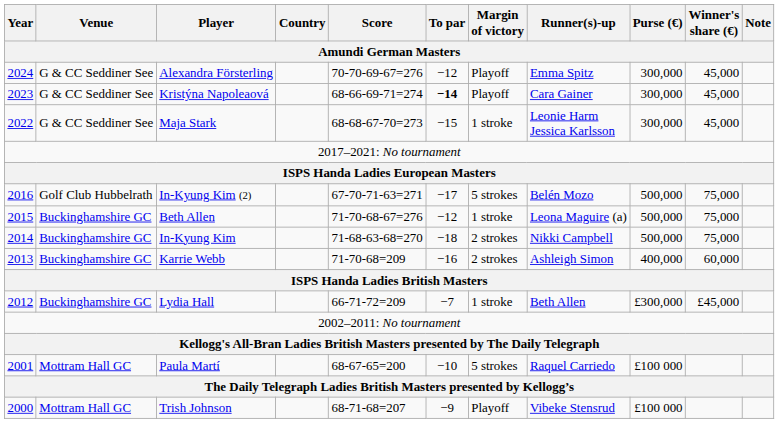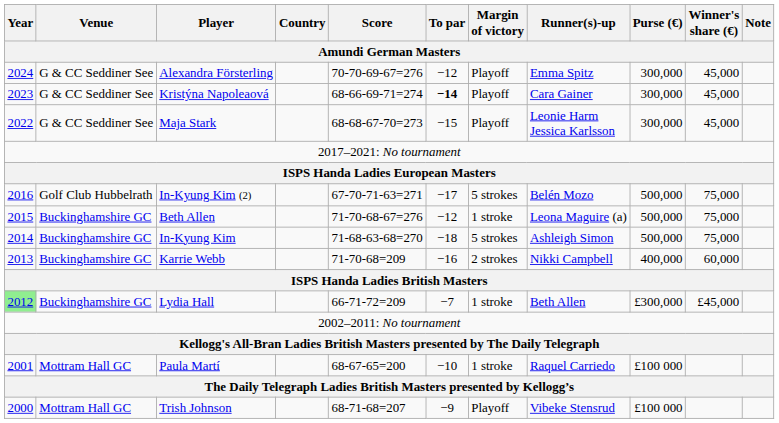(492, 123) 1 stroke -> (490, 123) Playoff
(494, 237) 2 strokes -> (494, 237) 5 strokes
(571, 237) Nikki Campbell -> (572, 237) Ashleigh Simon
(572, 258) Ashleigh Simon -> (571, 258) Nikki Campbell
(20, 301) no background -> (20, 301) lightgreen background
(494, 365) 5 strokes -> (492, 365) 1 stroke
